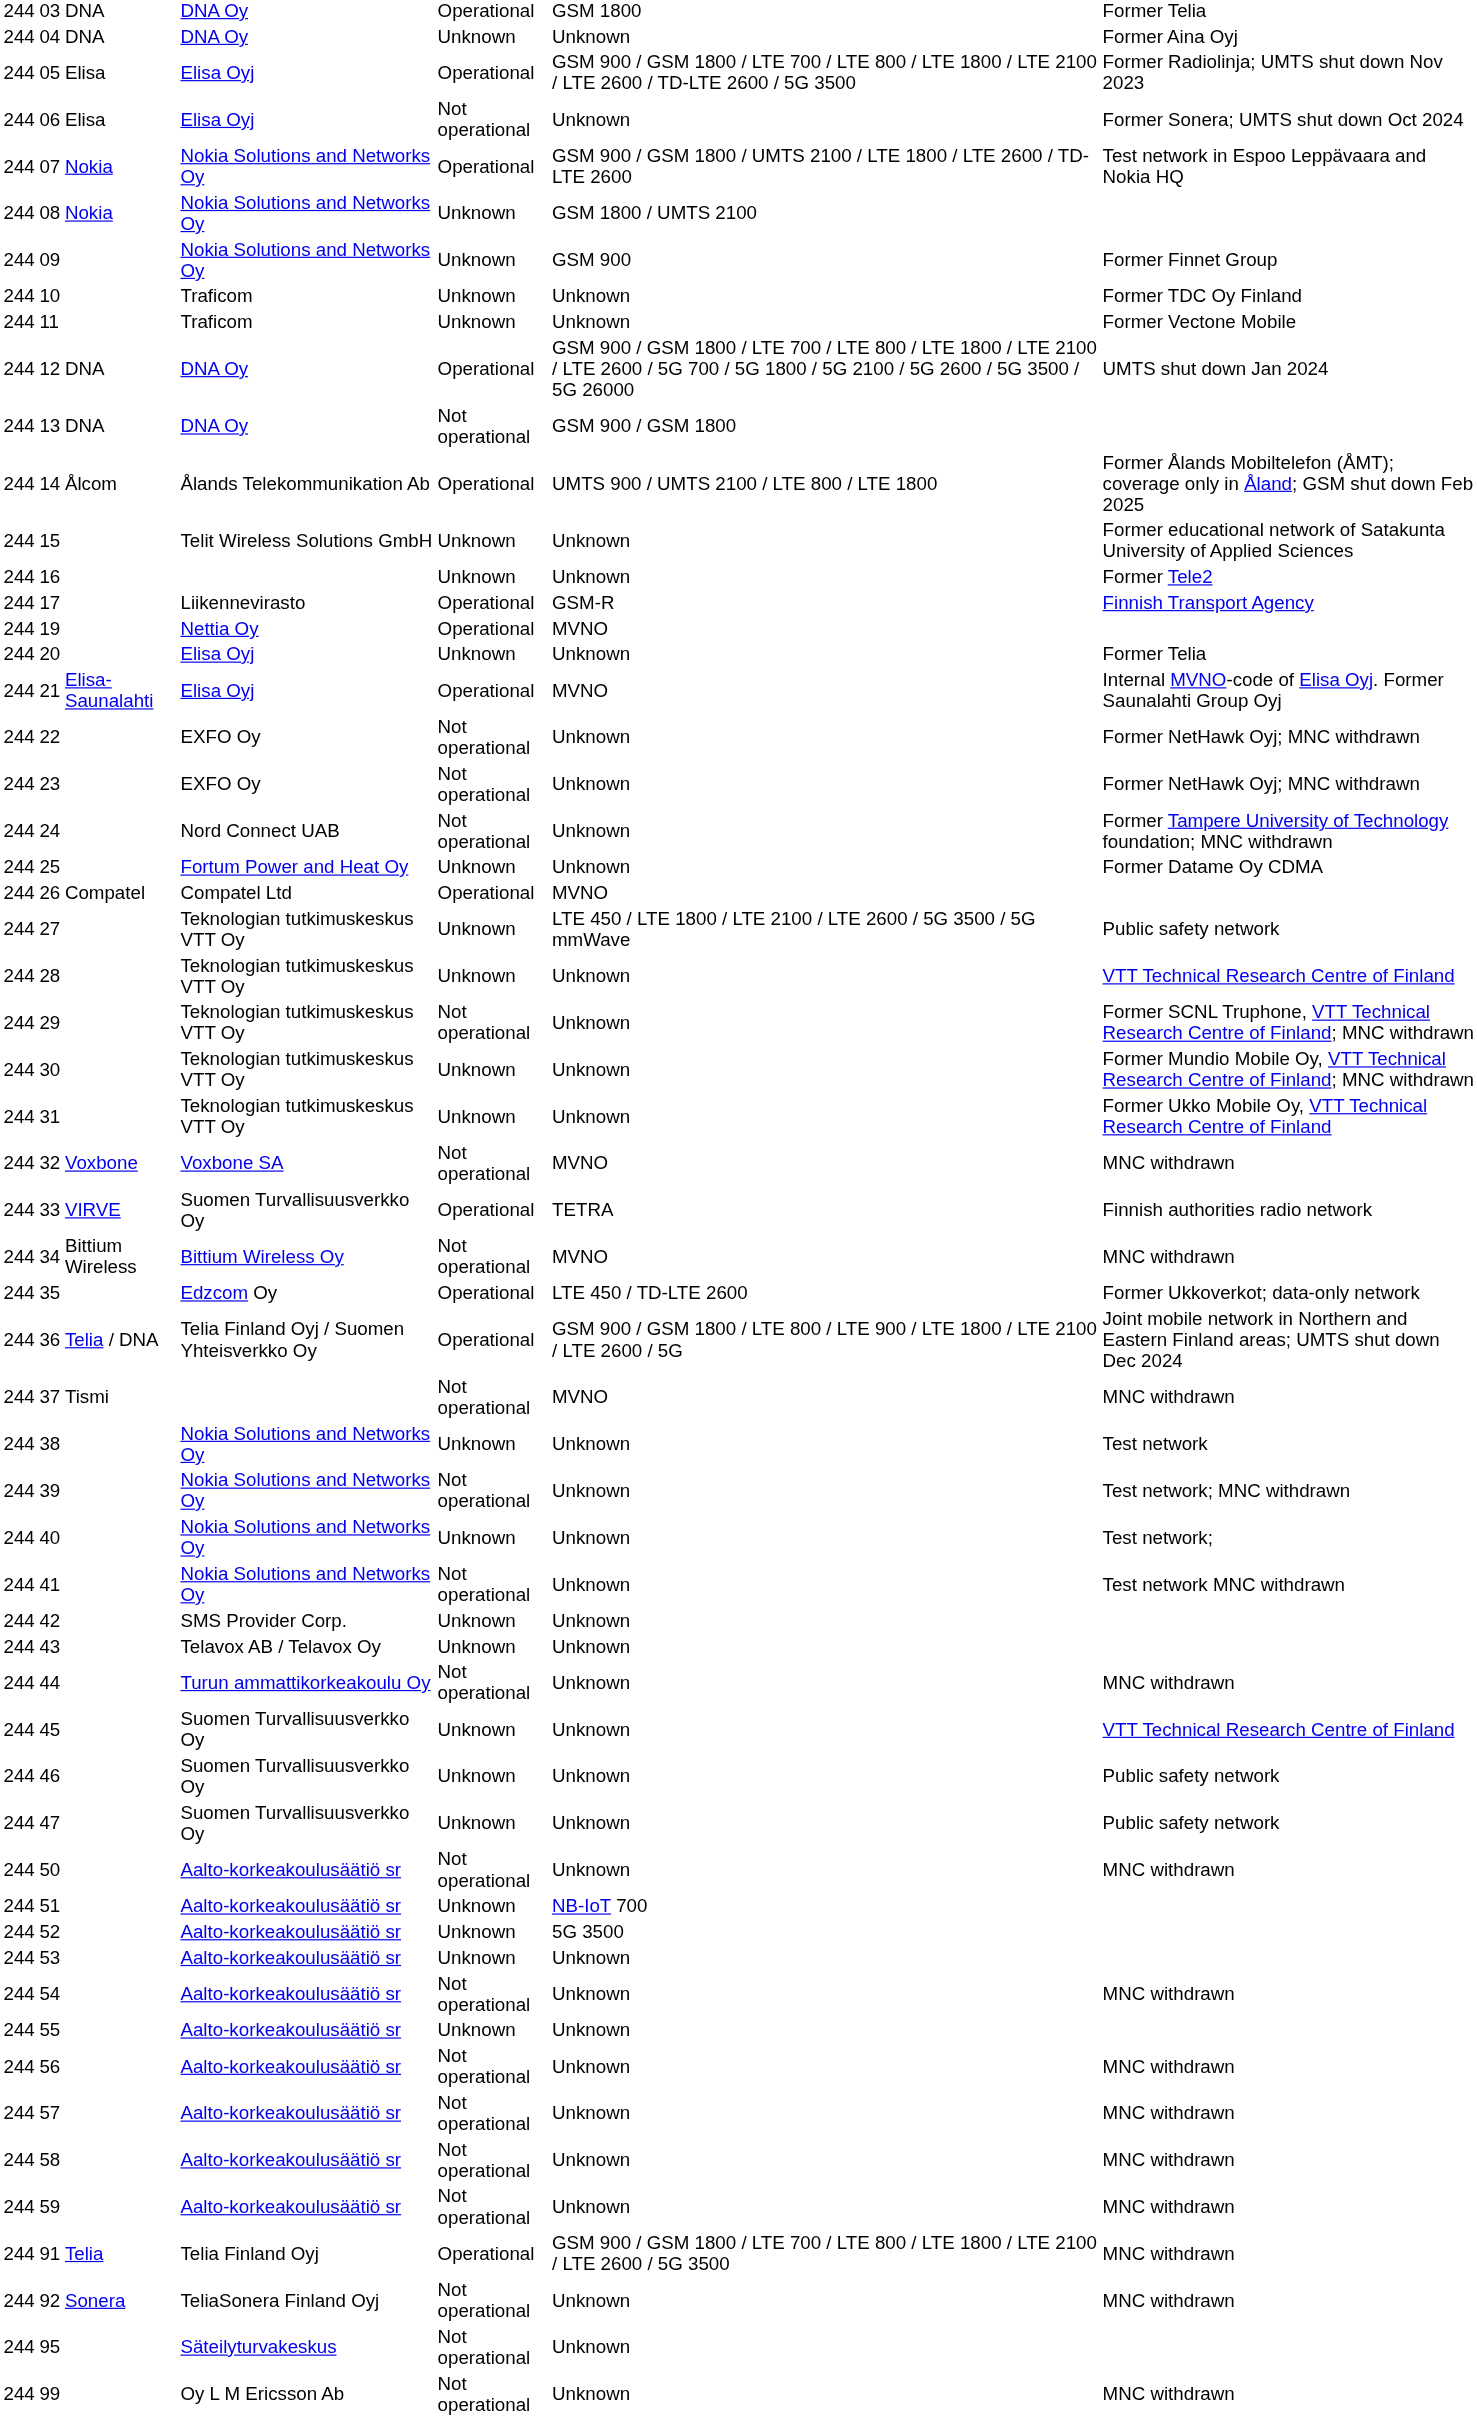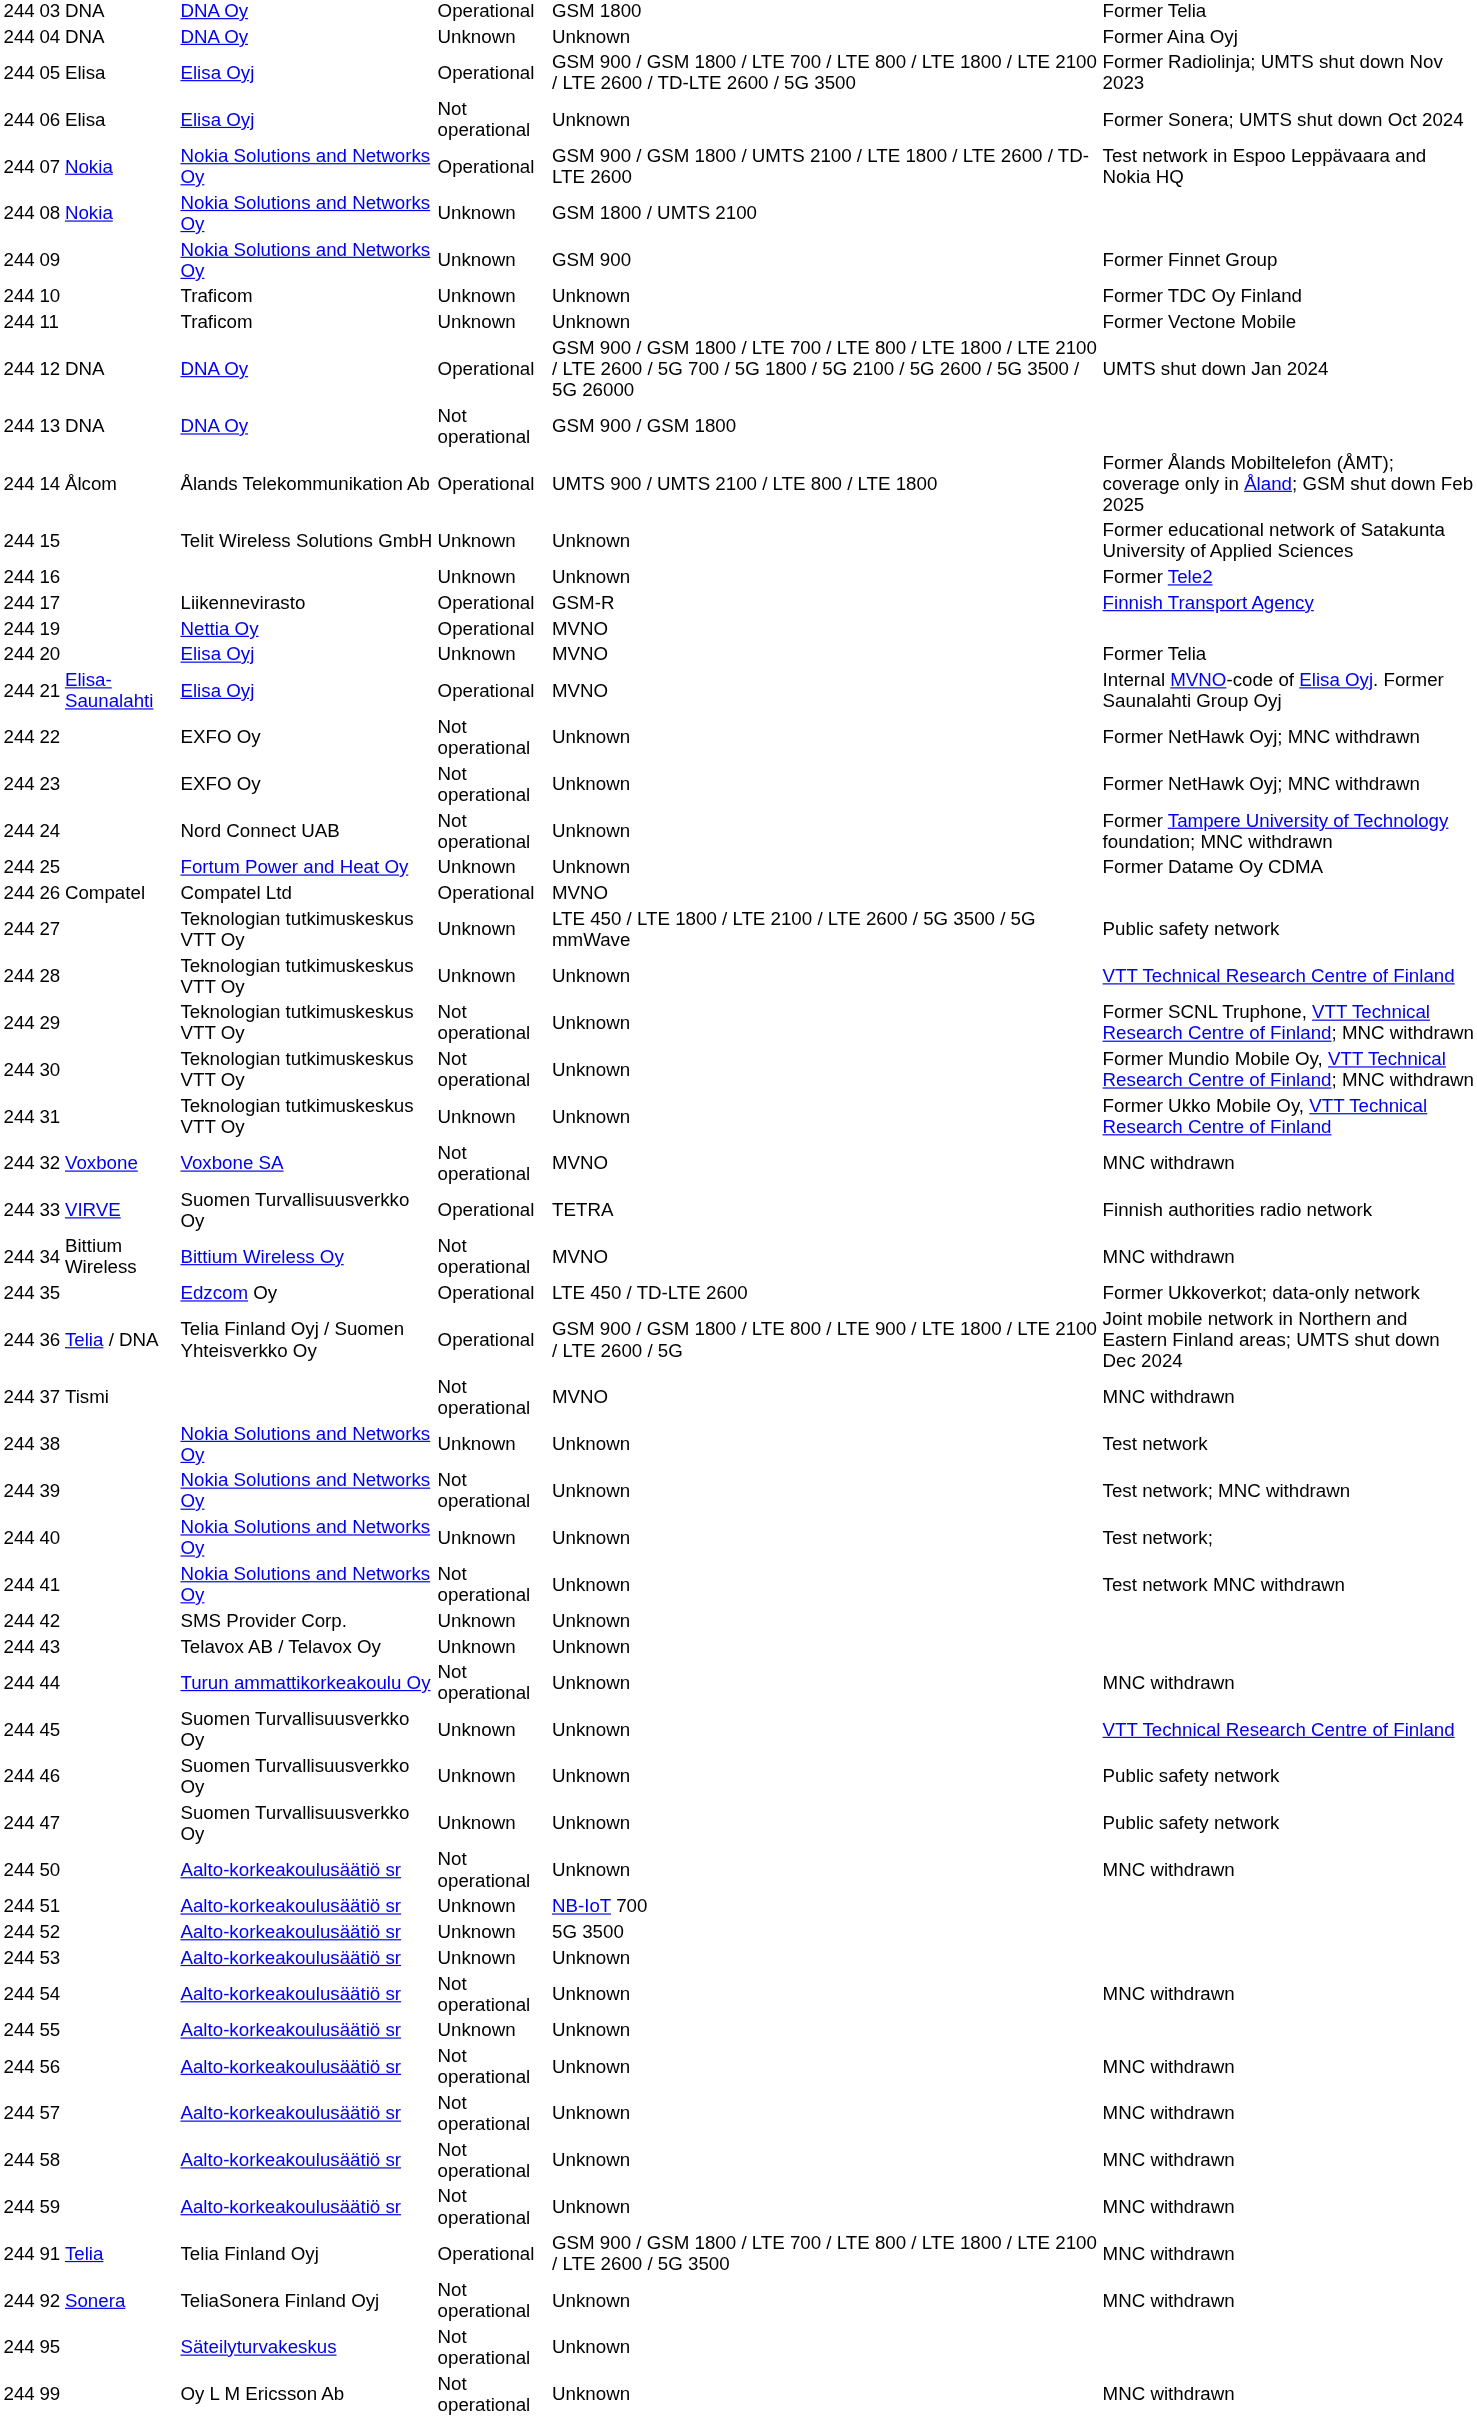(591, 654) Unknown -> (580, 654) MVNO
(477, 1069) Unknown -> (484, 1069) Not operational
